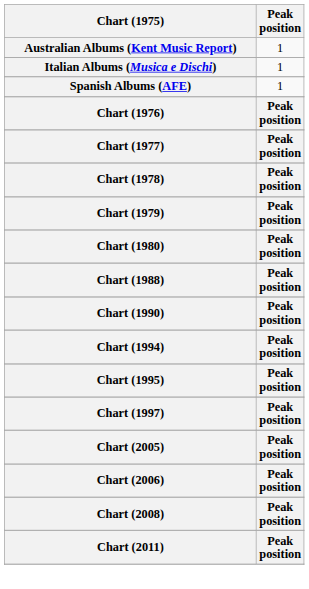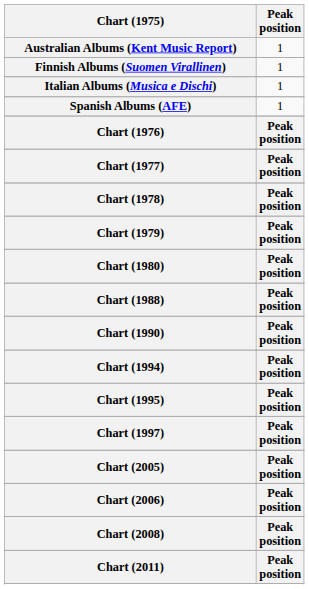+ row: (130, 67)
